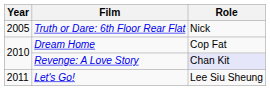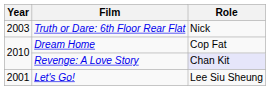(18, 28) 2005 -> (18, 28) 2003
(18, 77) 2011 -> (18, 77) 2001
